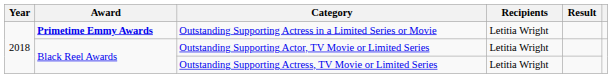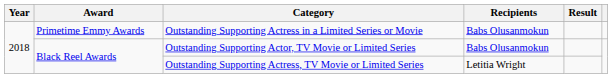(95, 30) bold -> (90, 30) normal
(519, 30) Letitia Wright -> (507, 30) Babs Olusanmokun
(519, 47) Letitia Wright -> (507, 47) Babs Olusanmokun
